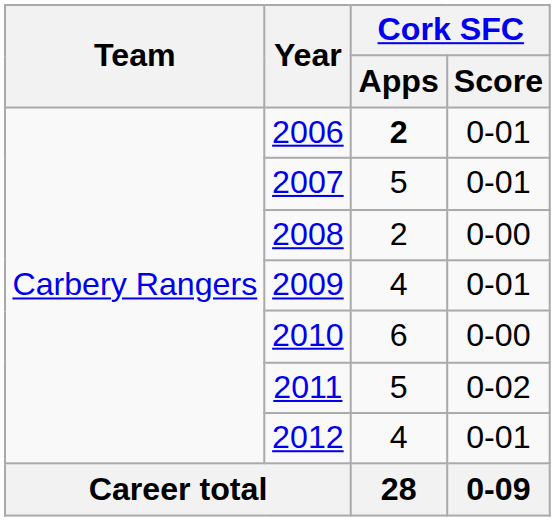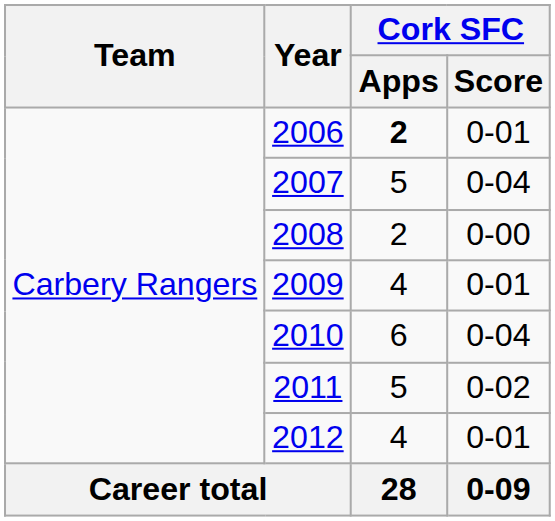(498, 183) 0-01 -> (498, 183) 0-04
(498, 336) 0-00 -> (498, 336) 0-04
